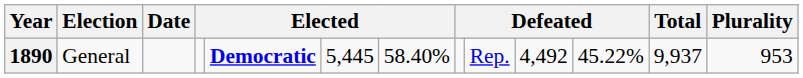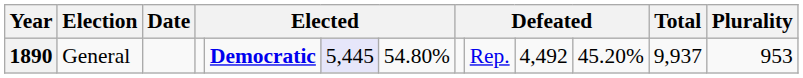(350, 55) no background -> (350, 55) lavender background
(417, 55) 58.40% -> (417, 55) 54.80%
(611, 55) 45.22% -> (611, 55) 45.20%
